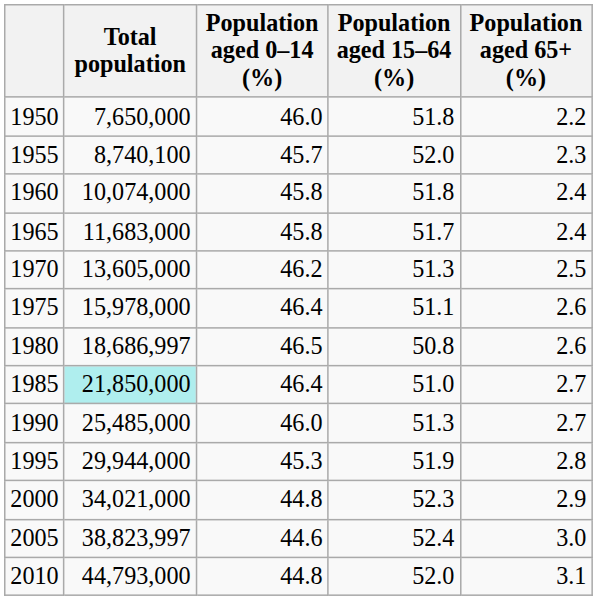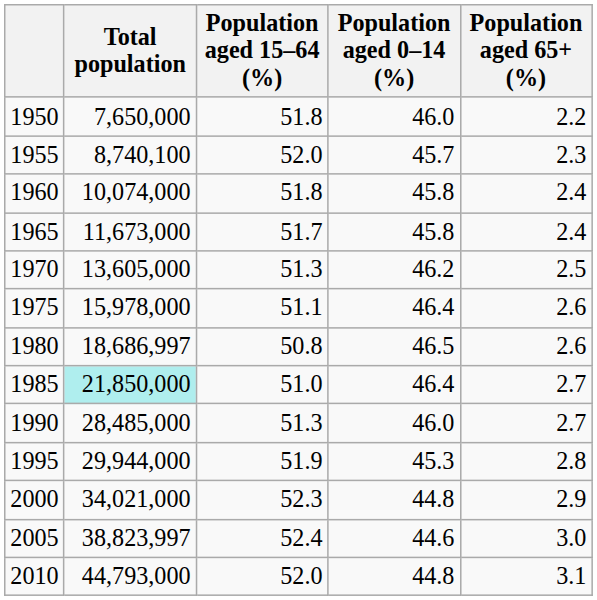columns swapped: (262, 50) <-> (394, 50)
(137, 231) 11,683,000 -> (137, 231) 11,673,000
(136, 422) 25,485,000 -> (136, 422) 28,485,000
